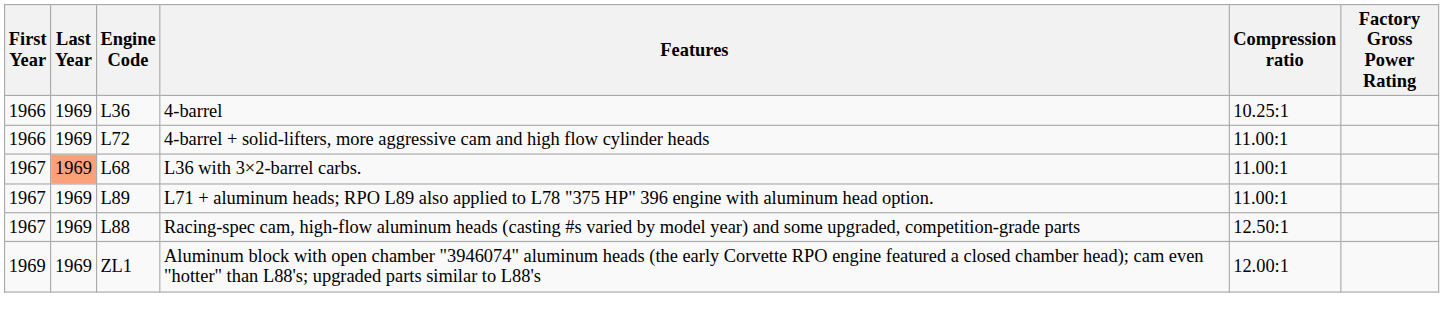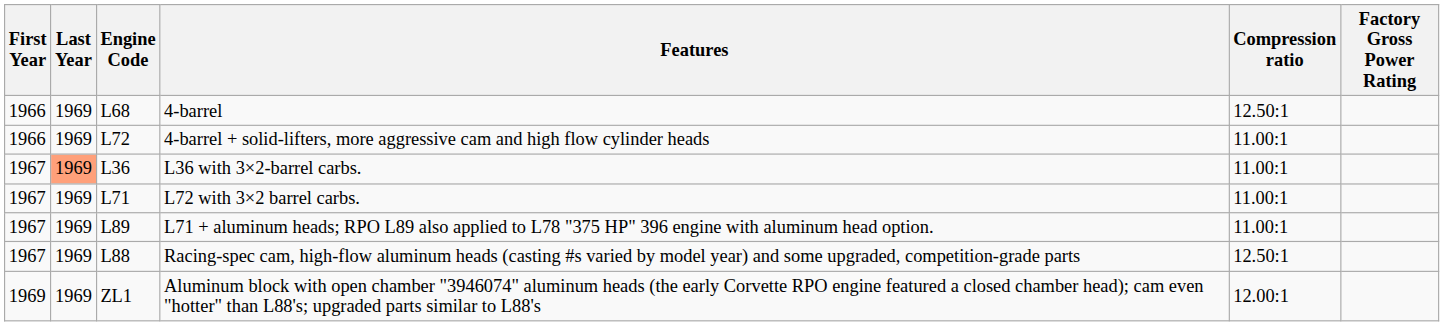(115, 110) L36 -> (115, 110) L68
(1261, 110) 10.25:1 -> (1261, 110) 12.50:1
(115, 168) L68 -> (115, 168) L36
+ row: (262, 197)
